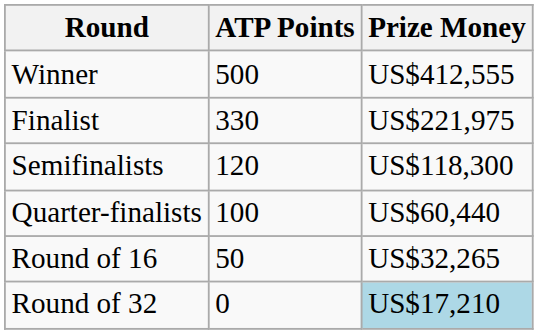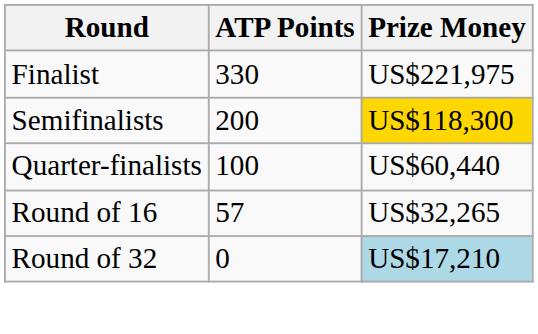- row: (55, 73)
(237, 166) 120 -> (237, 119) 200
(441, 166) no background -> (441, 119) gold background
(230, 258) 50 -> (230, 212) 57
